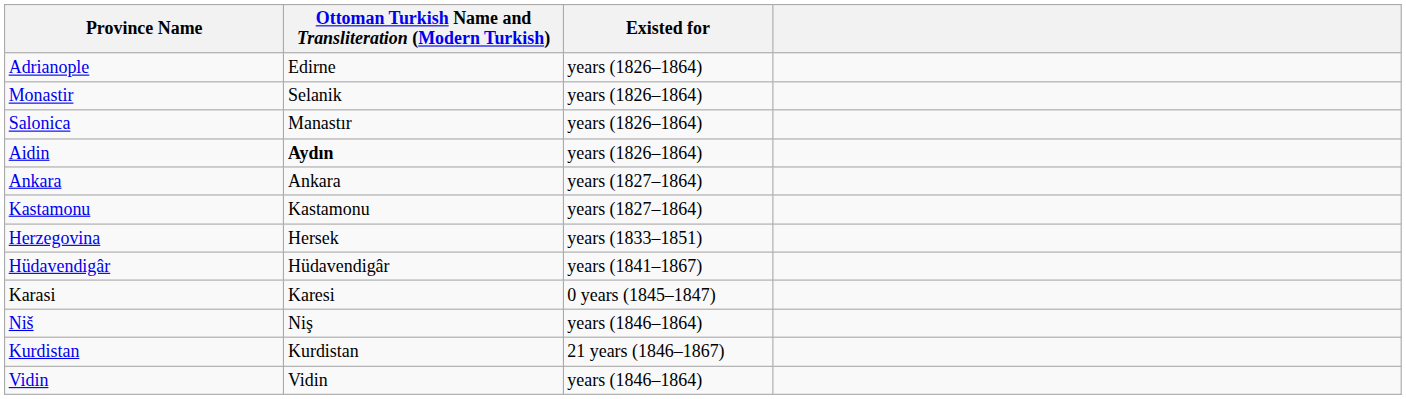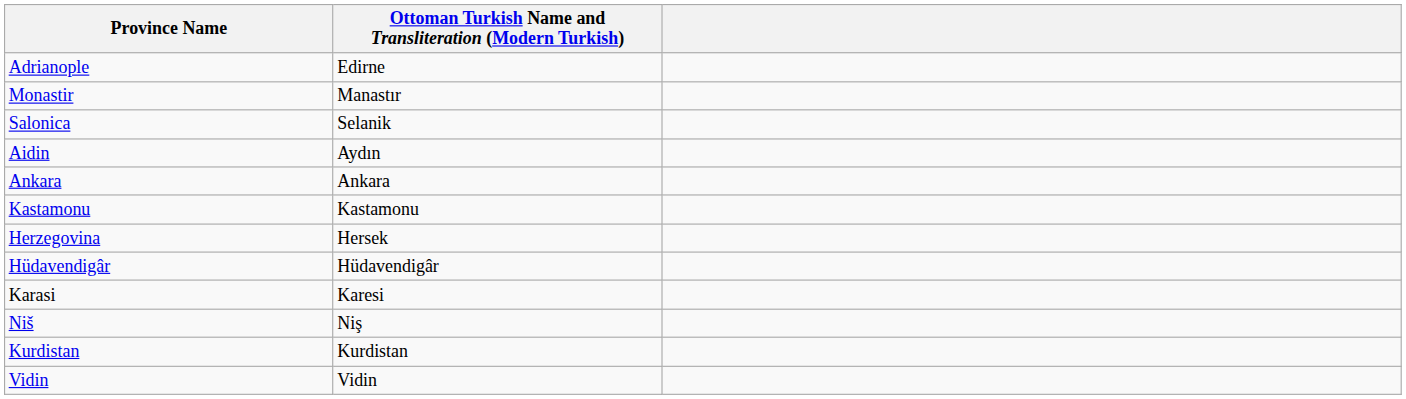- column: (668, 28)
(315, 95) Selanik -> (369, 95) Manastır
(320, 124) Manastır -> (364, 124) Selanik
(311, 152) bold -> (359, 152) normal
